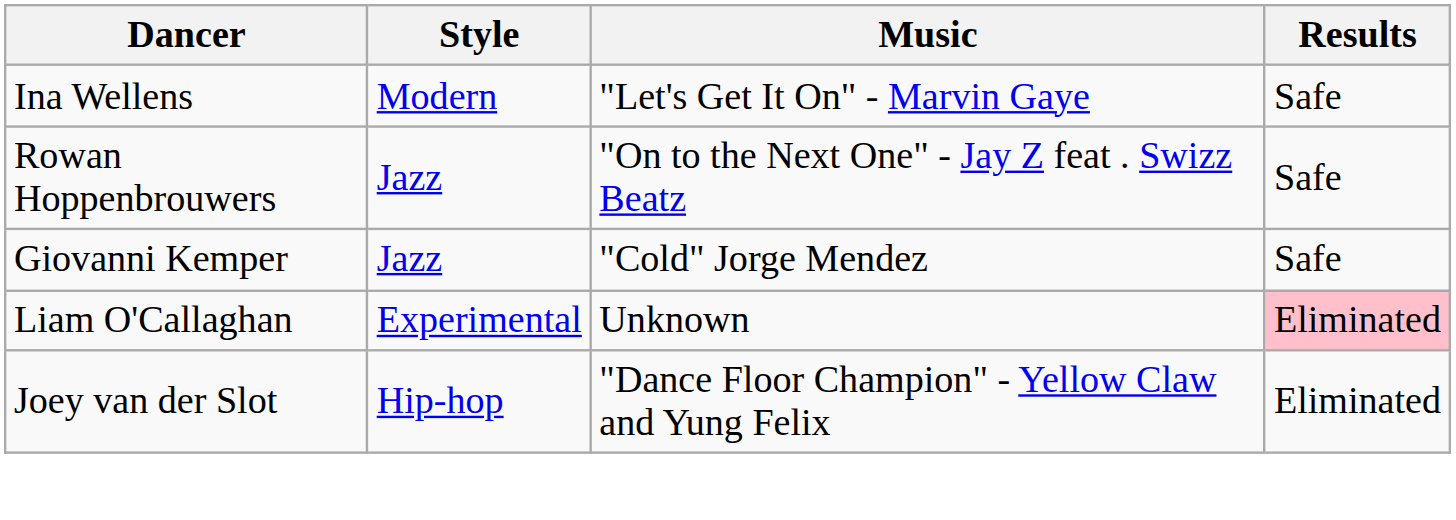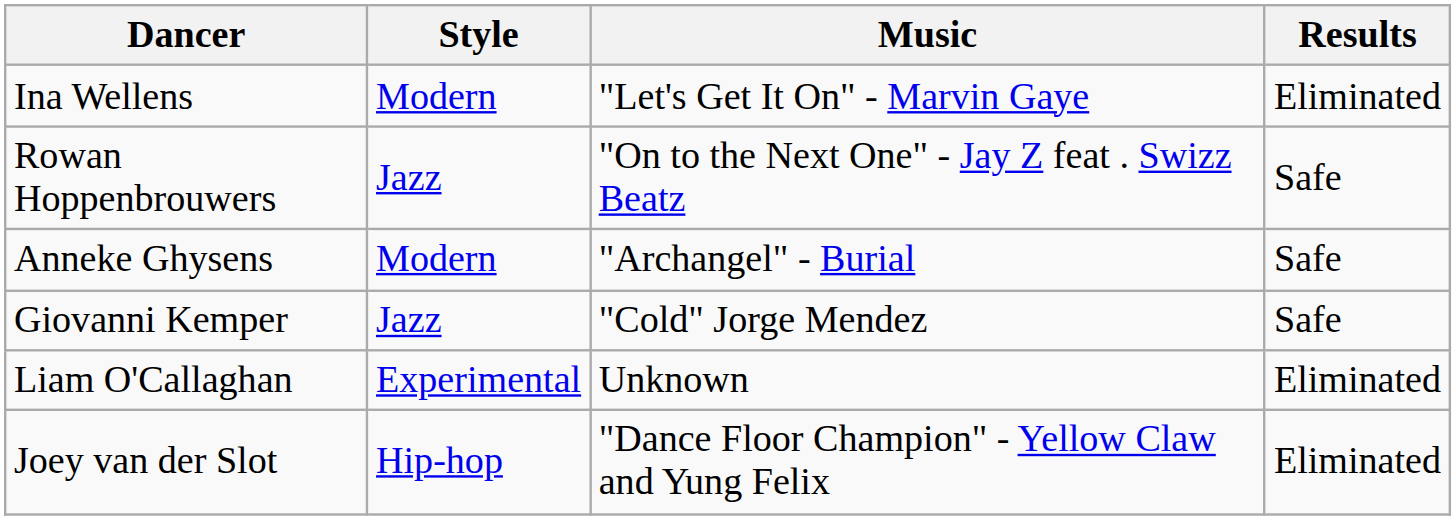(1308, 95) Safe -> (1357, 95) Eliminated
+ row: (144, 258)
(1357, 319) pink background -> (1357, 379) no background
